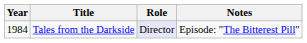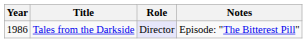(17, 29) 1984 -> (17, 29) 1986
